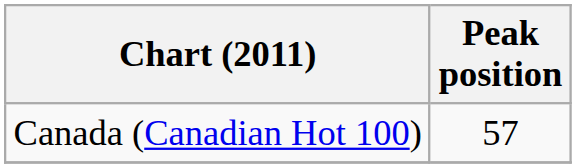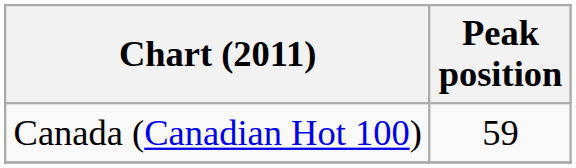(500, 132) 57 -> (500, 132) 59
